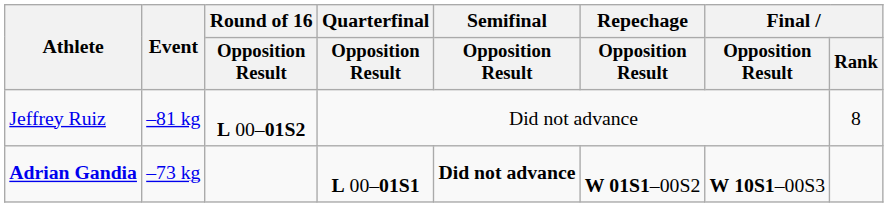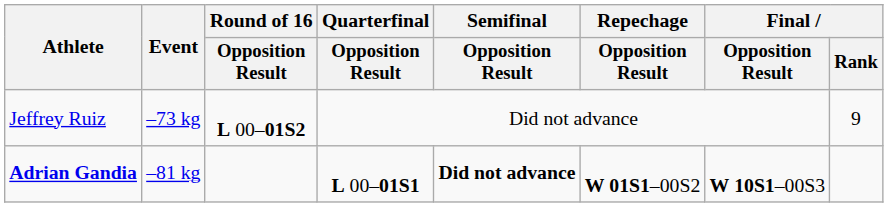(173, 118) –81 kg -> (173, 118) –73 kg
(856, 118) 8 -> (856, 118) 9
(173, 173) –73 kg -> (173, 173) –81 kg
